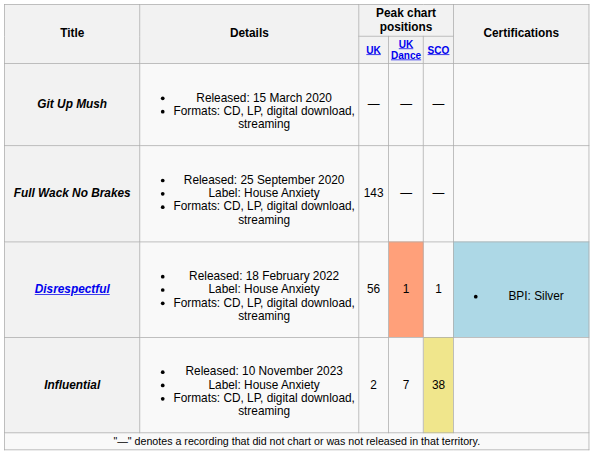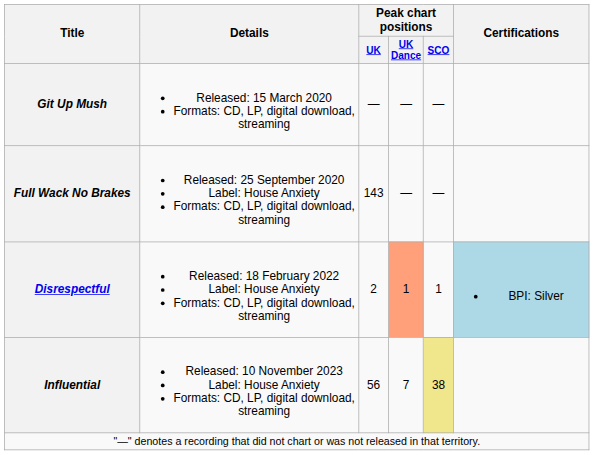(374, 289) 56 -> (374, 289) 2
(374, 385) 2 -> (374, 385) 56
